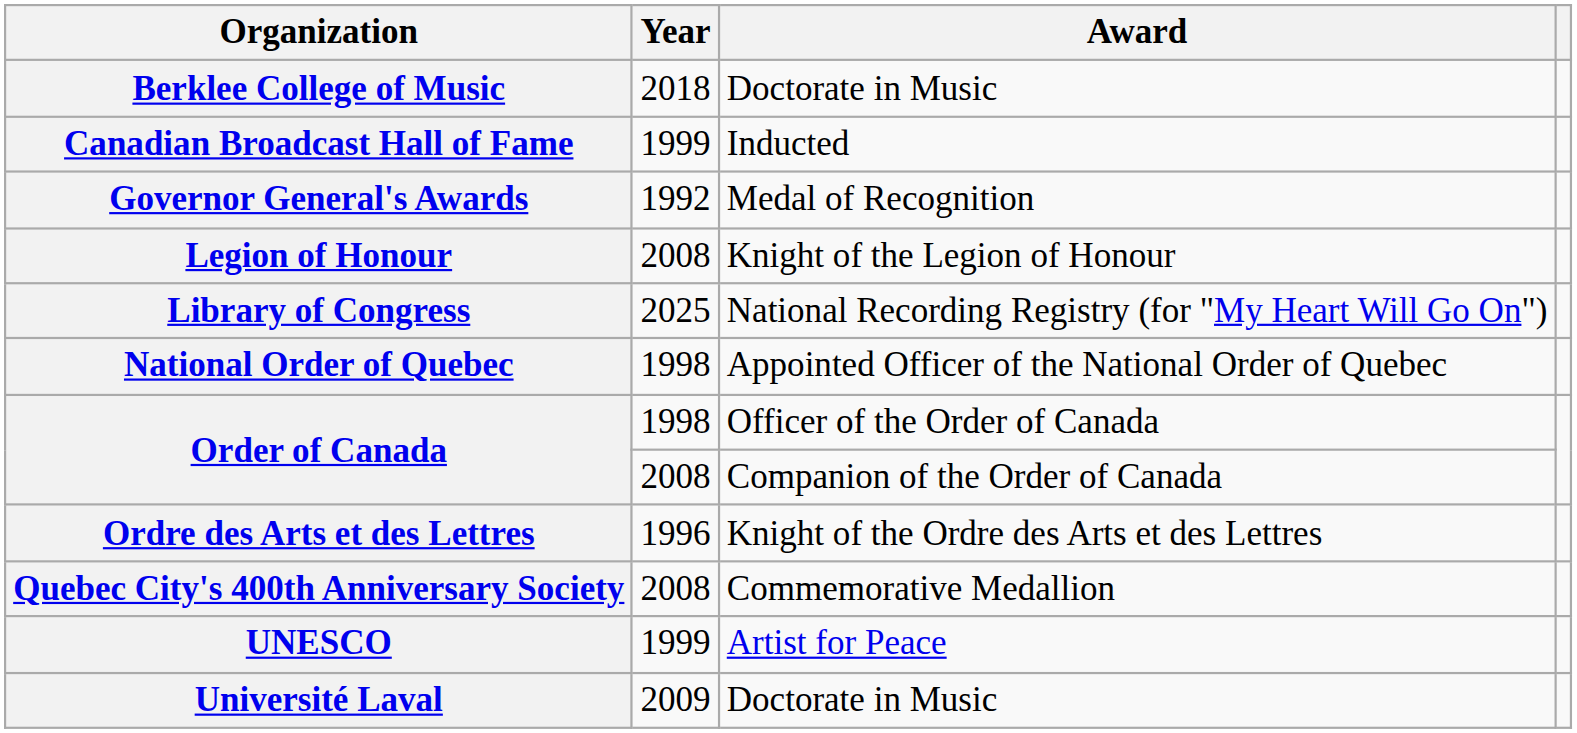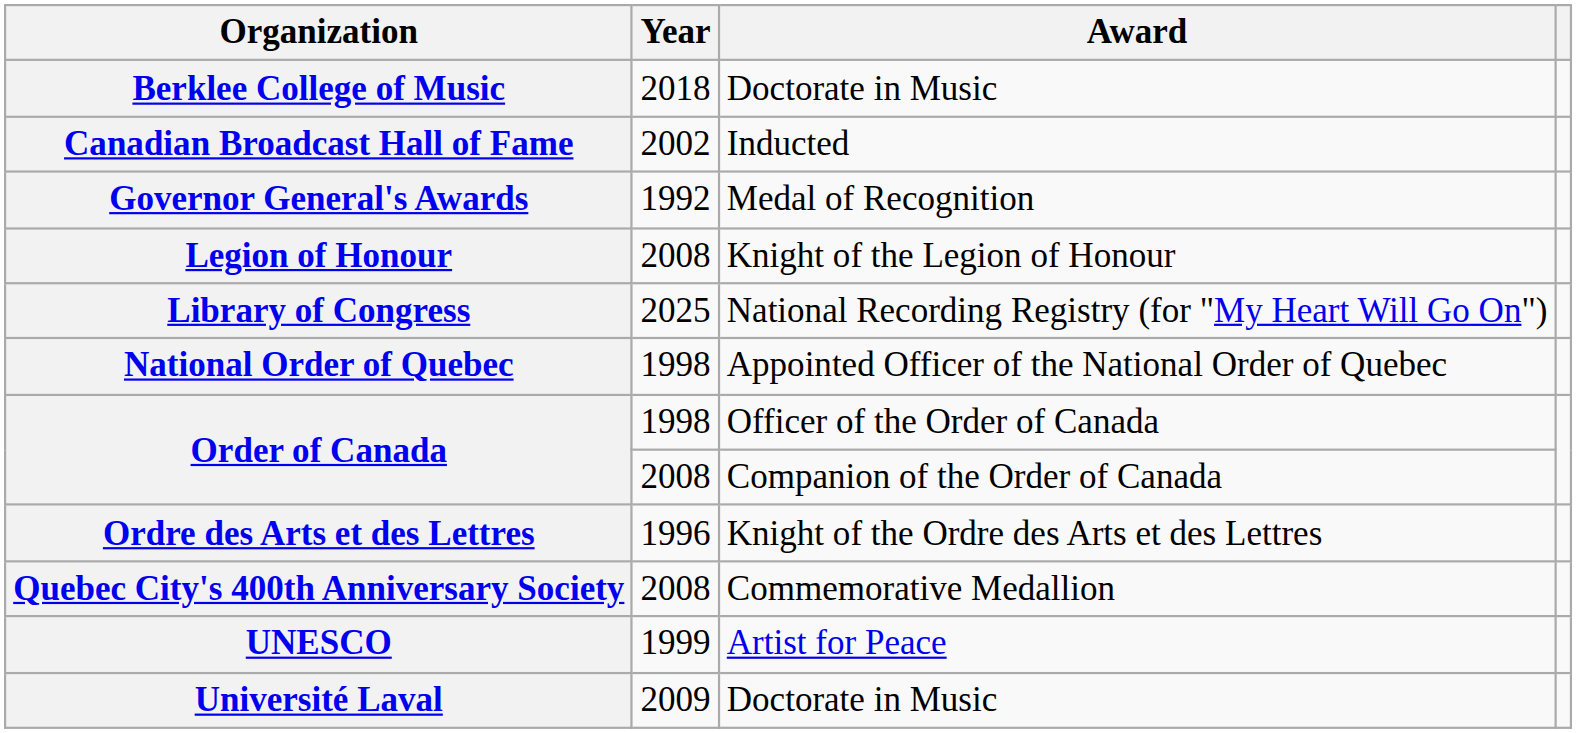(676, 143) 1999 -> (676, 143) 2002
